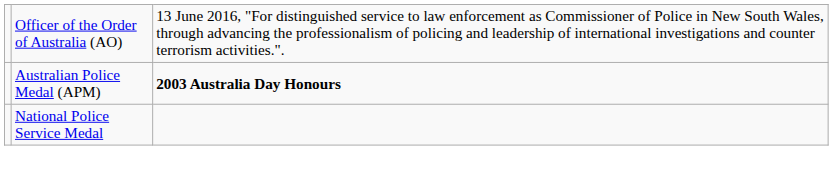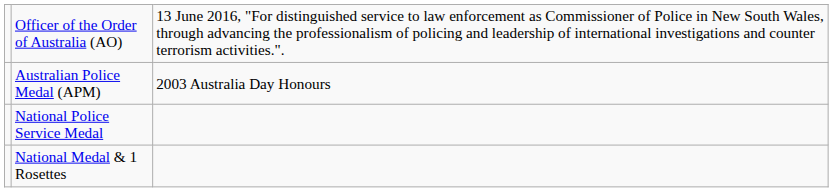(249, 83) bold -> (243, 83) normal
+ row: (76, 165)
